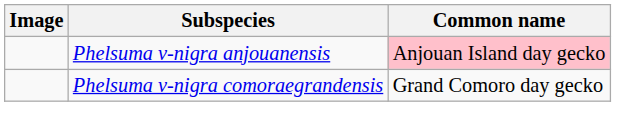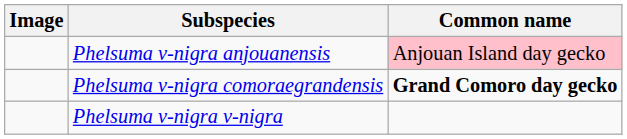(498, 85) normal -> (505, 85) bold
+ row: (178, 117)
